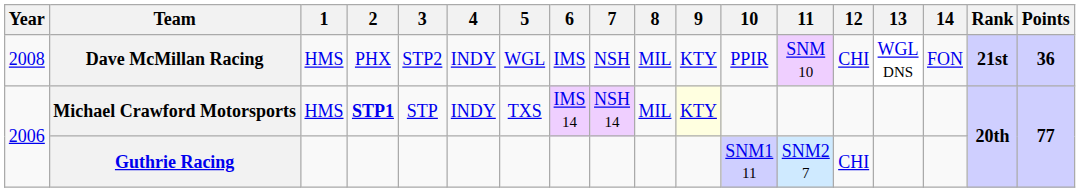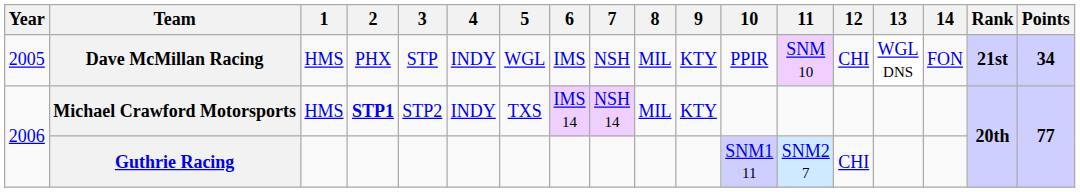(27, 60) 2008 -> (27, 60) 2005
(422, 60) STP2 -> (422, 60) STP
(1046, 60) 36 -> (1046, 60) 34
(422, 110) STP -> (422, 110) STP2
(698, 110) lightyellow background -> (698, 110) no background
